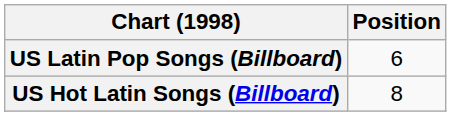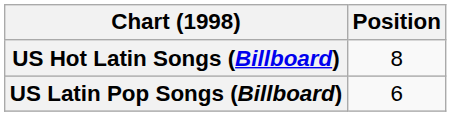rows swapped: (176, 93) <-> (176, 57)
